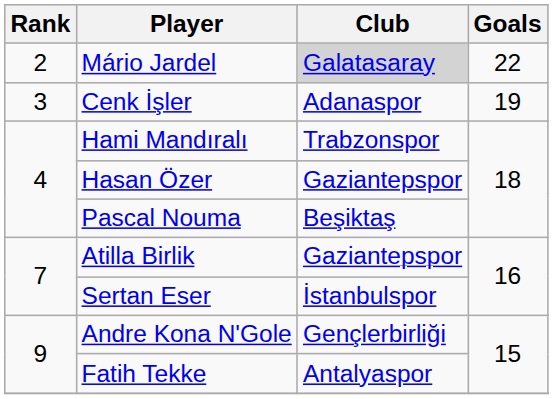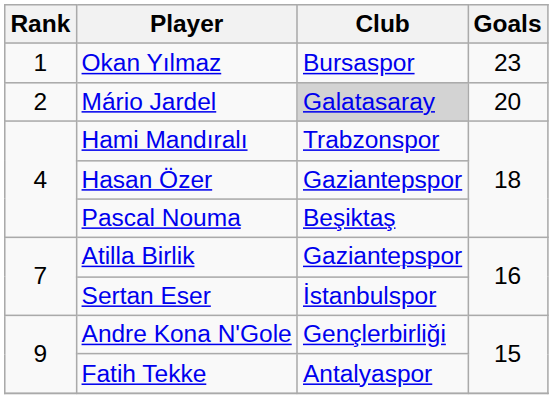+ row: (151, 62)
(508, 62) 22 -> (508, 101) 20
- row: (137, 101)
